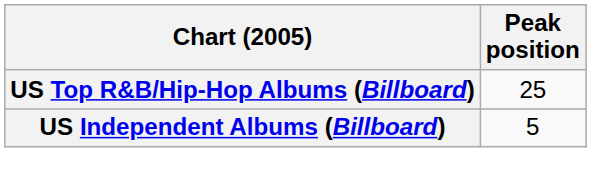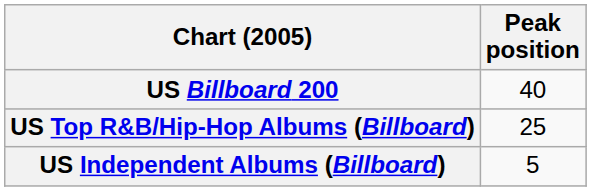+ row: (243, 89)
